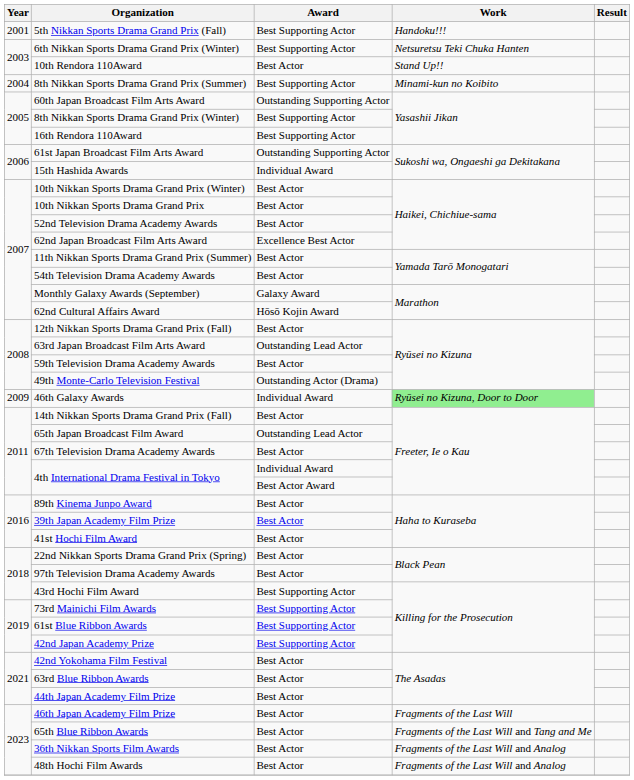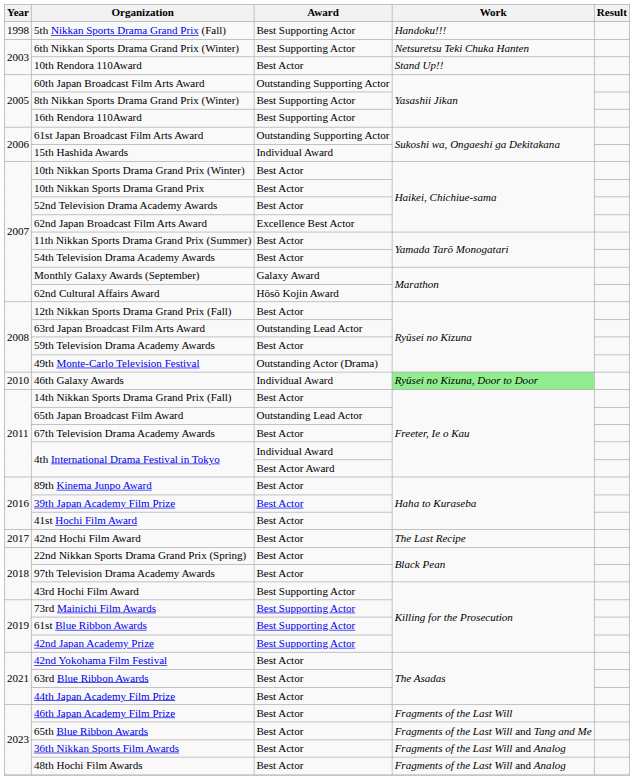(18, 30) 2001 -> (18, 30) 1998
- row: (140, 83)
(18, 398) 2009 -> (18, 380) 2010
+ row: (87, 538)
